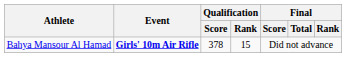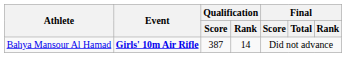(216, 45) 378 -> (216, 45) 387
(246, 45) 15 -> (246, 45) 14
